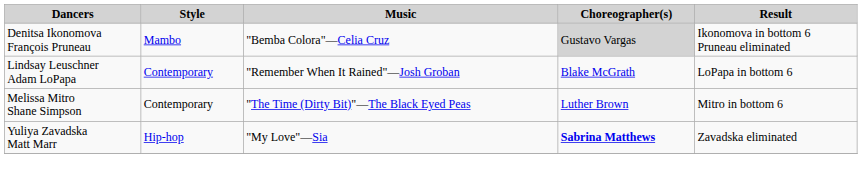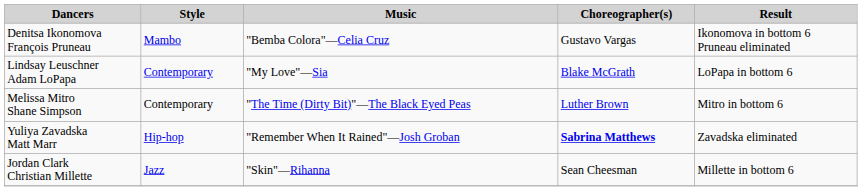(598, 39) lightgrey background -> (598, 39) no background
(353, 72) "Remember When It Rained"—Josh Groban -> (287, 72) "My Love"—Sia
(287, 137) "My Love"—Sia -> (353, 137) "Remember When It Rained"—Josh Groban
+ row: (50, 169)
